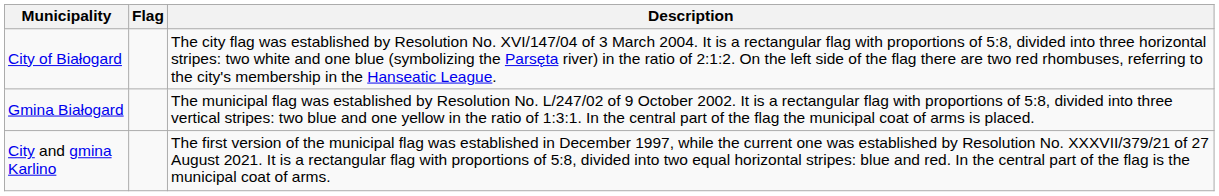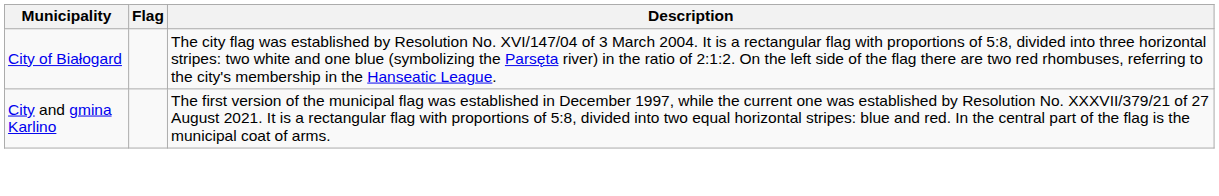- row: (66, 109)
